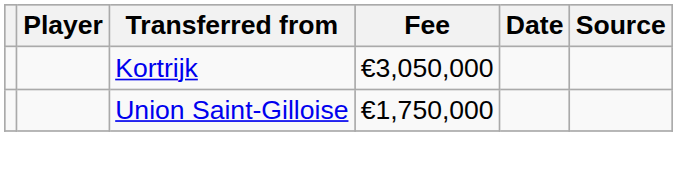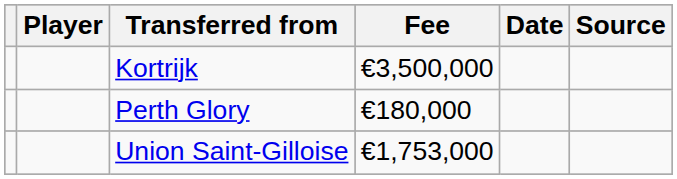(427, 67) €3,050,000 -> (427, 67) €3,500,000
+ row: (182, 109)
(427, 109) €1,750,000 -> (427, 151) €1,753,000
